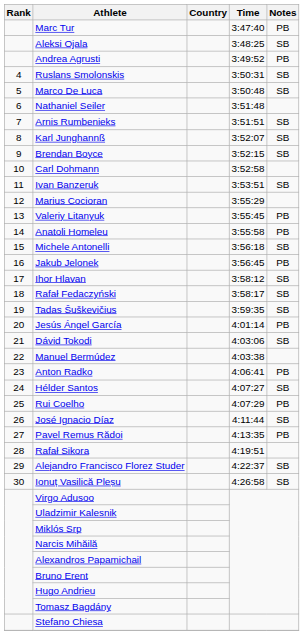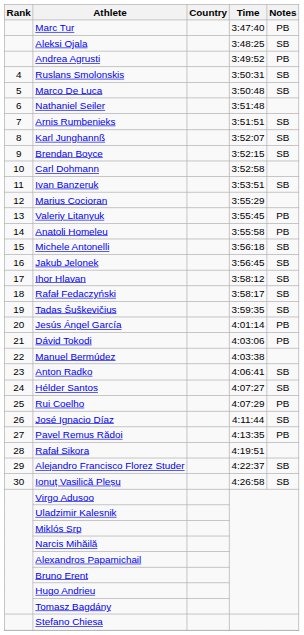(283, 263) PB -> (283, 263) SB
(283, 341) SB -> (283, 341) PB
(283, 372) PB -> (283, 372) SB
